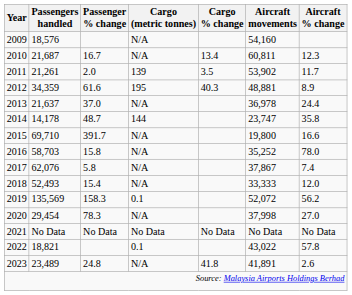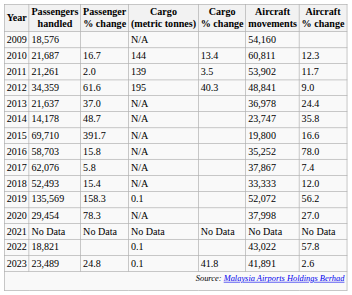(140, 55) N/A -> (138, 55) 144
(262, 87) 48,881 -> (262, 87) 48,841
(308, 87) 8.9 -> (308, 87) 9.0
(138, 119) 144 -> (140, 119) N/A
(140, 263) N/A -> (137, 263) 0.1
